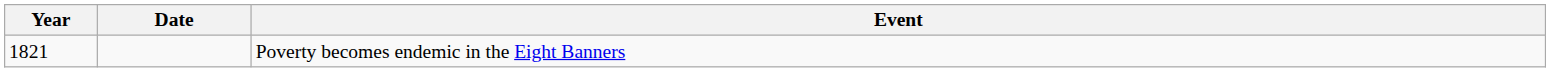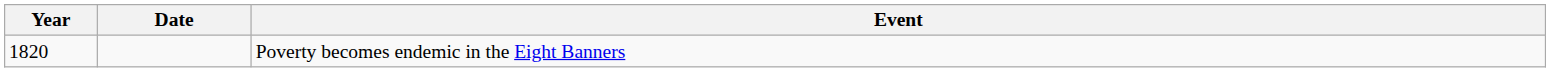(29, 50) 1821 -> (29, 50) 1820
